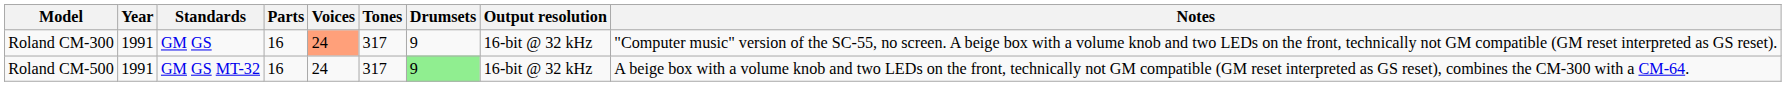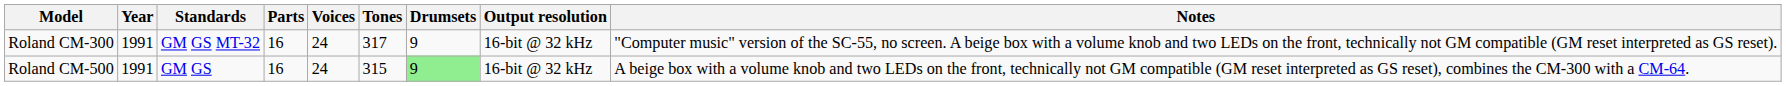(186, 42) GM GS -> (210, 42) GM GS MT-32
(320, 42) lightsalmon background -> (320, 42) no background
(210, 68) GM GS MT-32 -> (186, 68) GM GS
(375, 68) 317 -> (375, 68) 315
